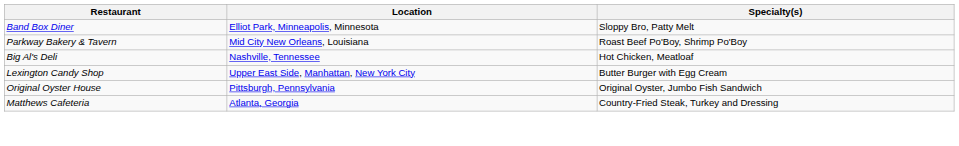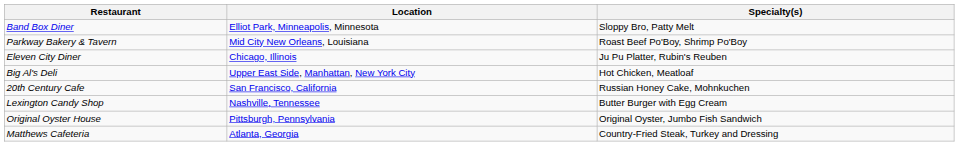+ row: (44, 57)
(275, 57) Nashville, Tennessee -> (322, 73) Upper East Side, Manhattan, New York City
+ row: (45, 88)
(322, 73) Upper East Side, Manhattan, New York City -> (275, 103) Nashville, Tennessee
